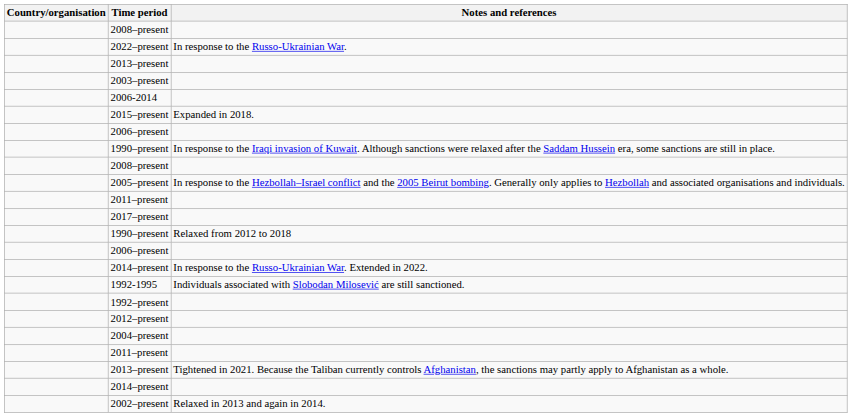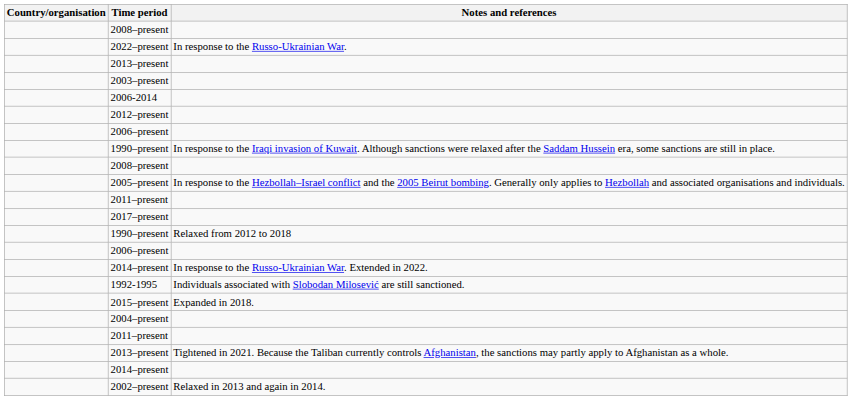rows swapped: (140, 319) <-> (140, 115)
- row: (140, 302)
